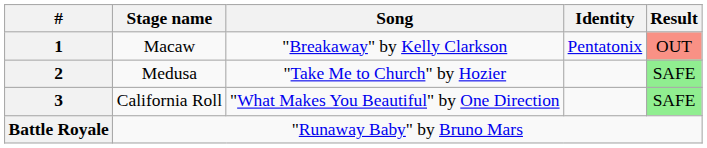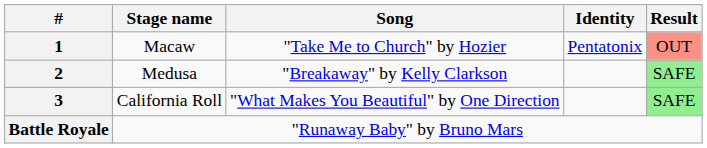(395, 45) "Breakaway" by Kelly Clarkson -> (395, 45) "Take Me to Church" by Hozier
(395, 73) "Take Me to Church" by Hozier -> (395, 73) "Breakaway" by Kelly Clarkson
